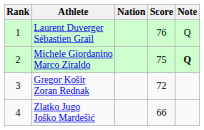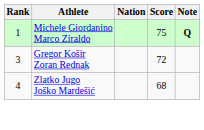- row: (69, 33)
(18, 59) 2 -> (18, 33) 1
(161, 112) 66 -> (161, 86) 68
